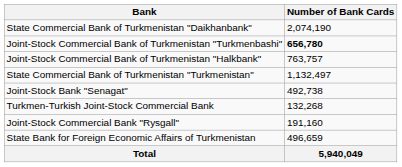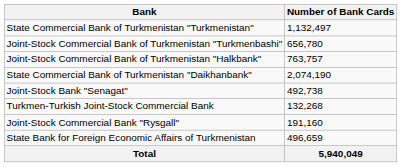rows swapped: (130, 75) <-> (129, 28)
(305, 43) bold -> (305, 43) normal
